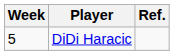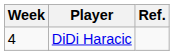(12, 38) 5 -> (12, 38) 4
